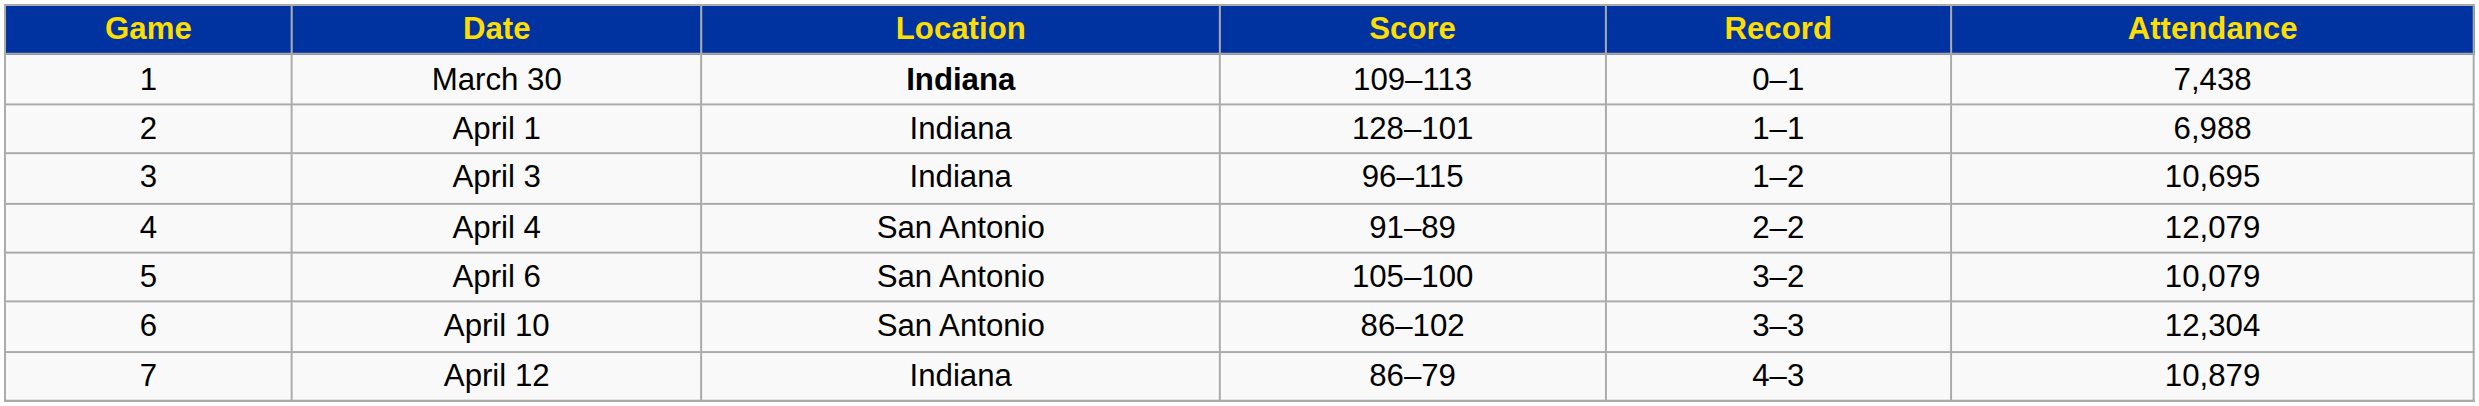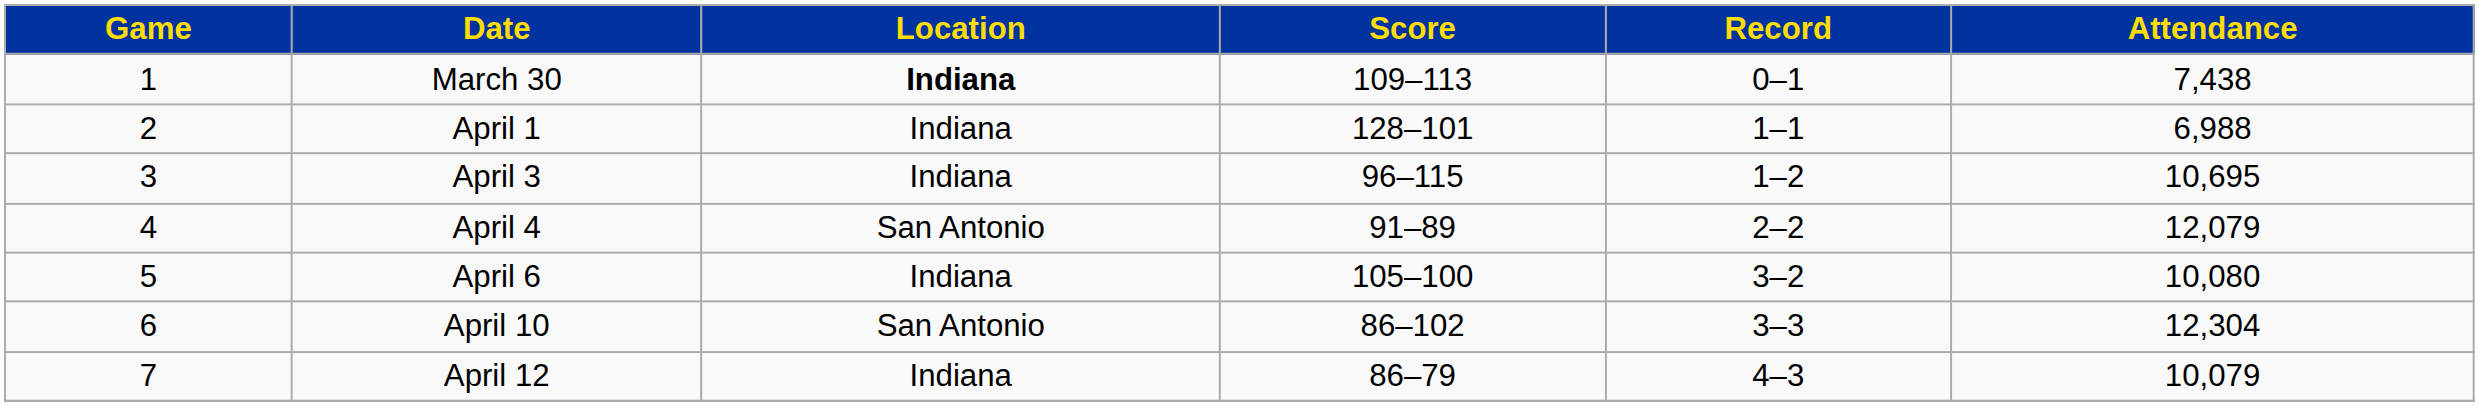(961, 276) San Antonio -> (961, 276) Indiana
(2213, 276) 10,079 -> (2213, 276) 10,080
(2213, 375) 10,879 -> (2213, 375) 10,079
